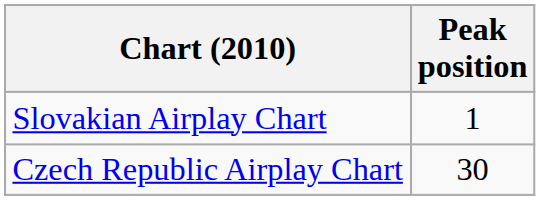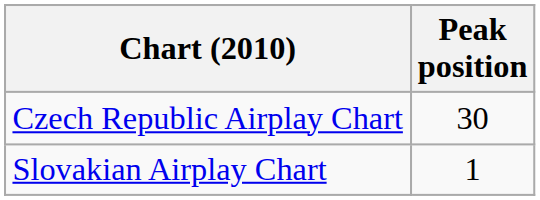rows swapped: (208, 169) <-> (170, 117)
